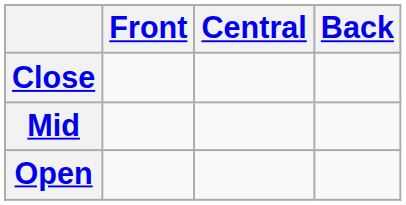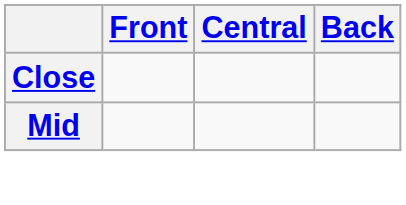- row: (54, 174)
